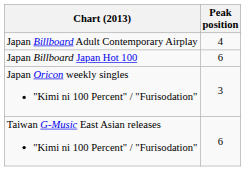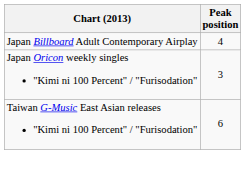- row: (72, 58)
